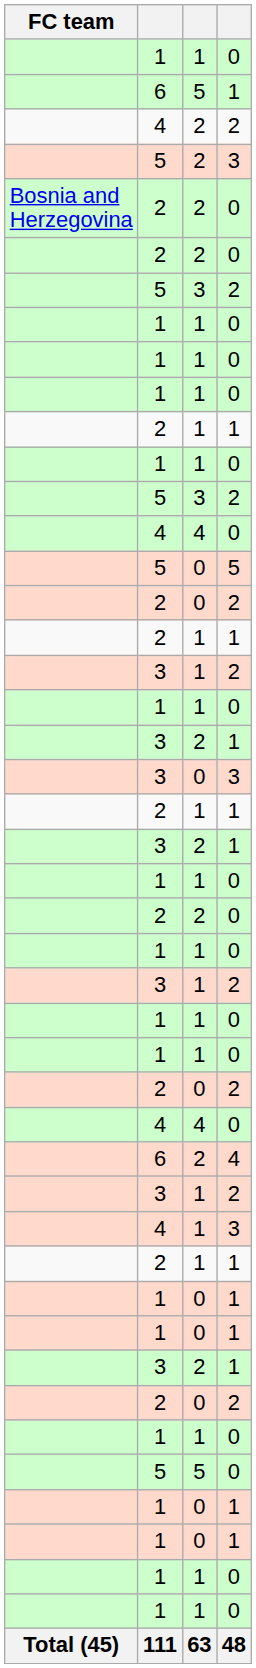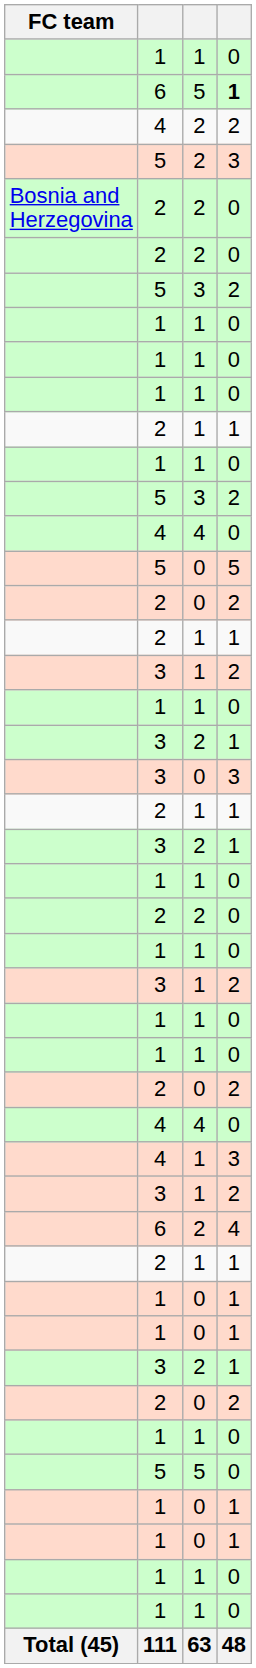(234, 91) normal -> (234, 91) bold
rows swapped: (160, 1228) <-> (160, 1158)
